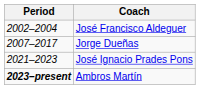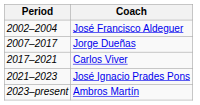+ row: (100, 60)
(39, 76) bold -> (37, 92) normal
